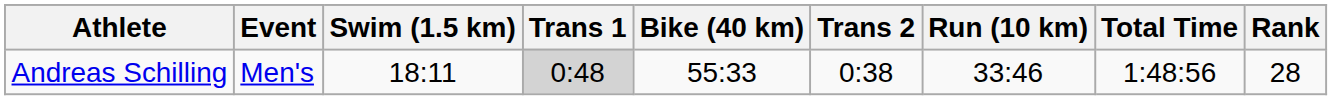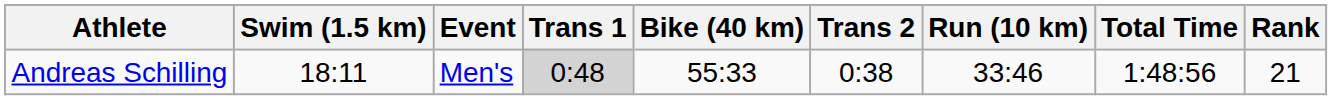columns swapped: (278, 27) <-> (423, 27)
(1285, 72) 28 -> (1285, 72) 21
